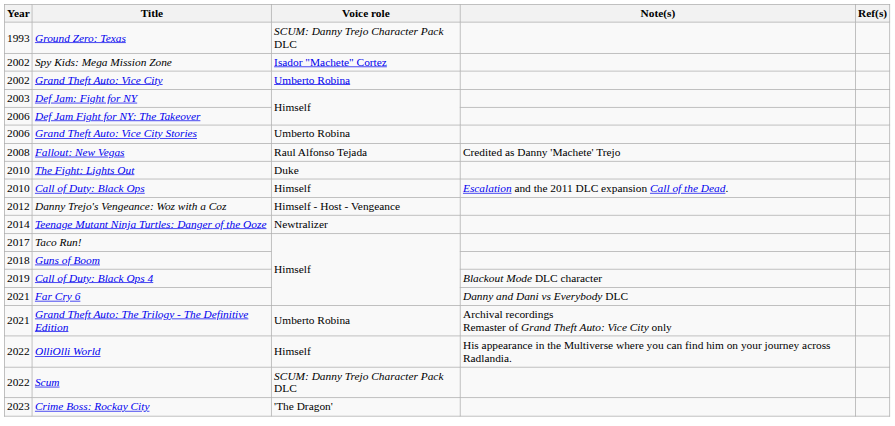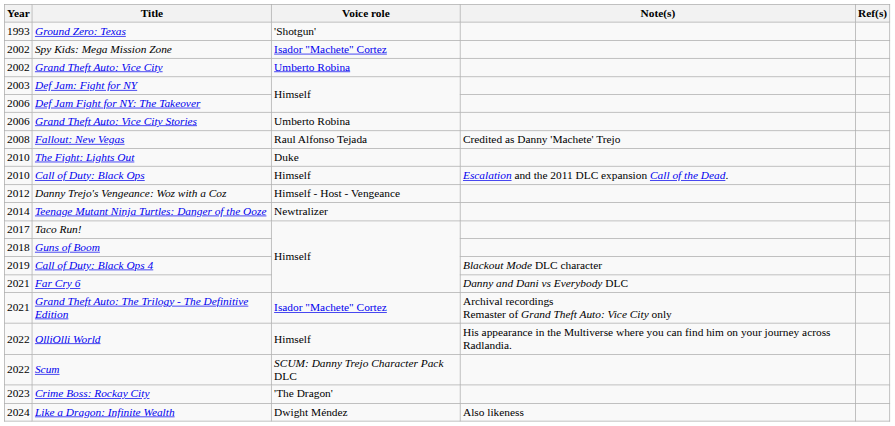(359, 37) SCUM: Danny Trejo Character Pack DLC -> (295, 31) 'Shotgun'
(312, 320) Umberto Robina -> (330, 308) Isador "Machete" Cortez
+ row: (105, 412)
